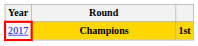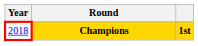(18, 31) 2017 -> (18, 31) 2018
